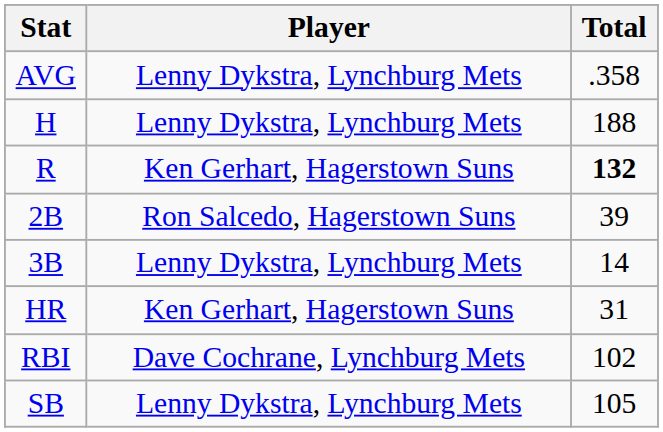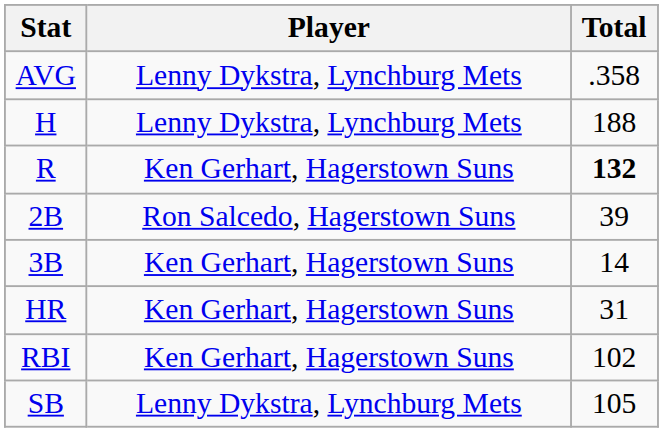(329, 262) Lenny Dykstra, Lynchburg Mets -> (329, 262) Ken Gerhart, Hagerstown Suns
(329, 356) Dave Cochrane, Lynchburg Mets -> (329, 356) Ken Gerhart, Hagerstown Suns
